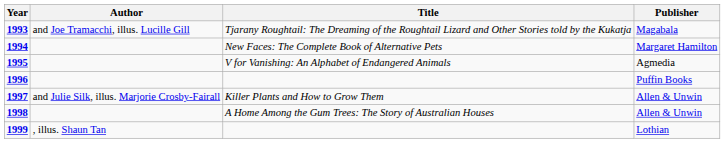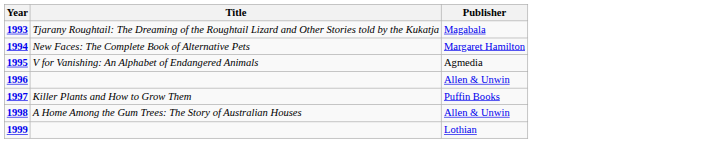- column: (126, 12)
(664, 79) Puffin Books -> (477, 79) Allen & Unwin
(669, 96) Allen & Unwin -> (472, 96) Puffin Books
